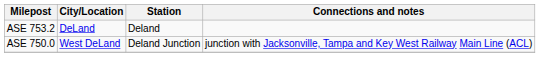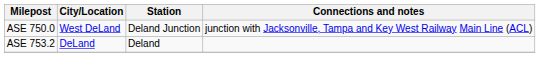rows swapped: (31, 44) <-> (31, 28)
